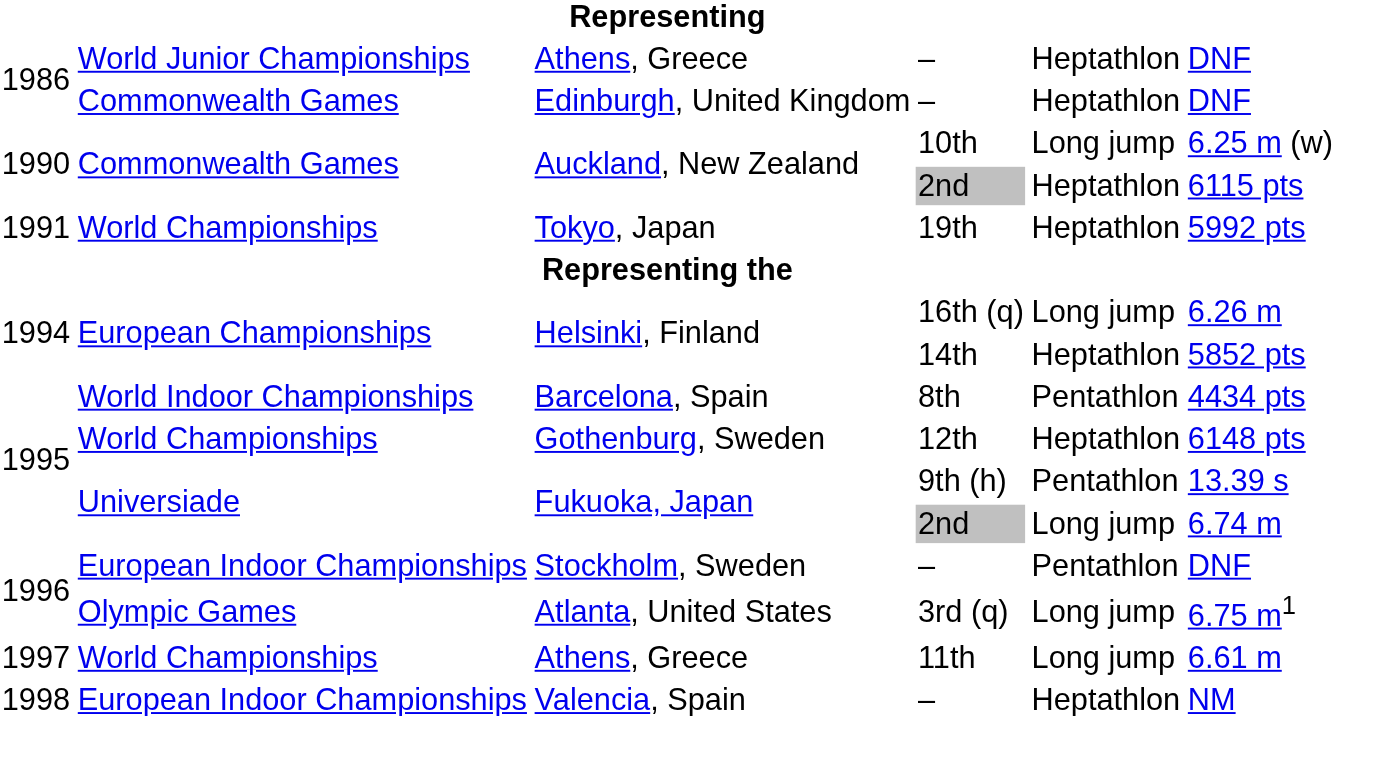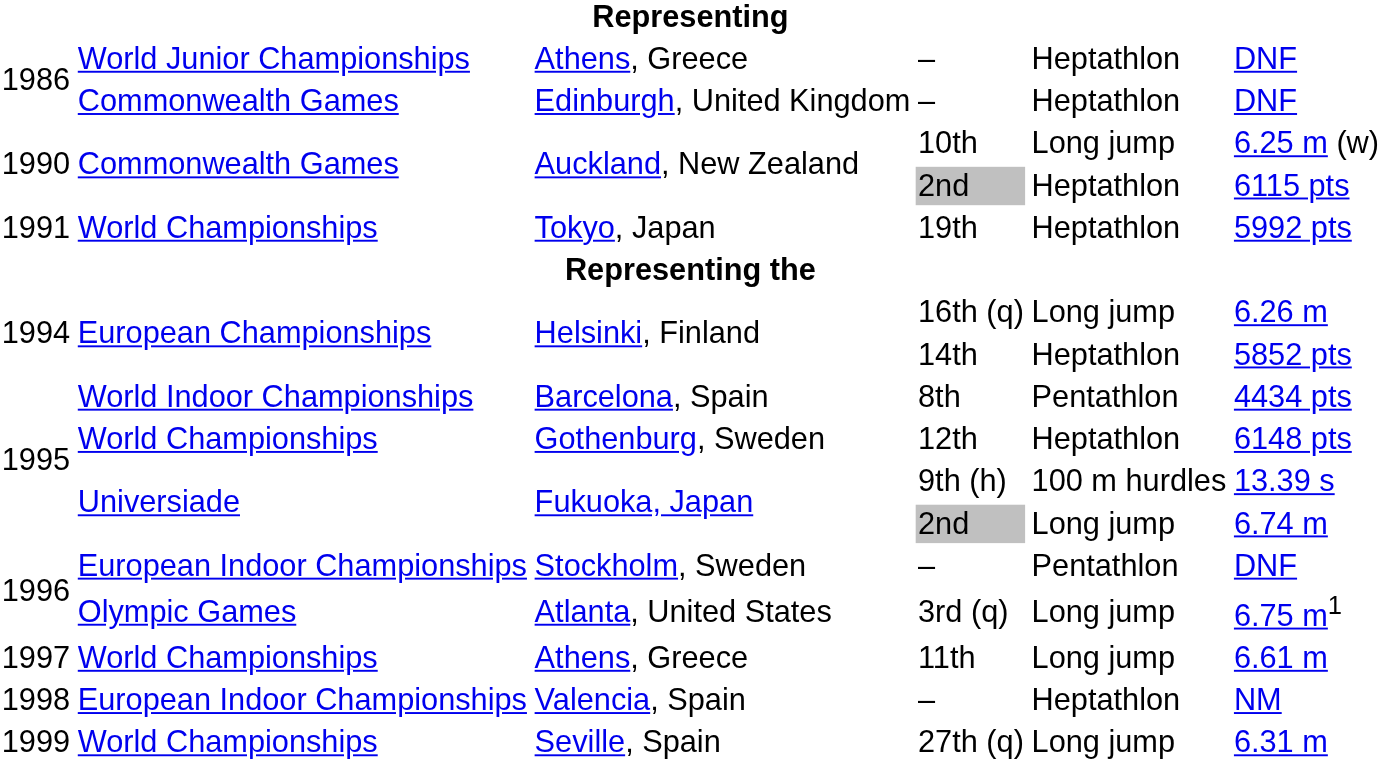(1105, 481) Pentathlon -> (1129, 481) 100 m hurdles
+ row: (628, 742)
